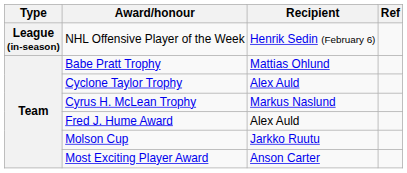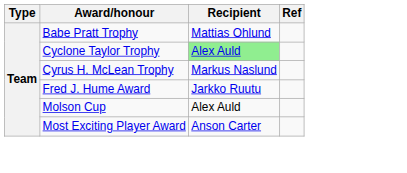- row: (155, 39)
(275, 83) no background -> (216, 51) lightgreen background
(275, 121) Alex Auld -> (226, 88) Jarkko Ruutu
(285, 139) Jarkko Ruutu -> (216, 107) Alex Auld
